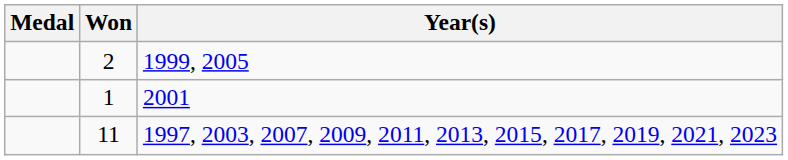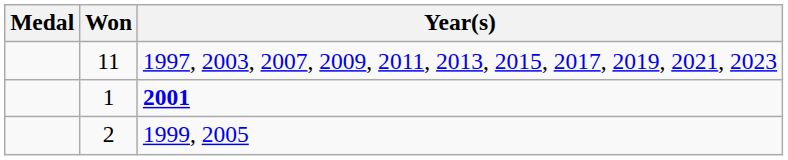rows swapped: (109, 135) <-> (109, 60)
(166, 97) normal -> (166, 97) bold
